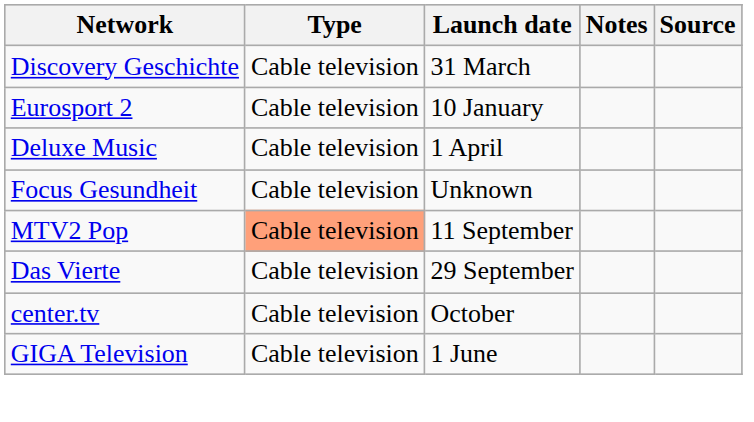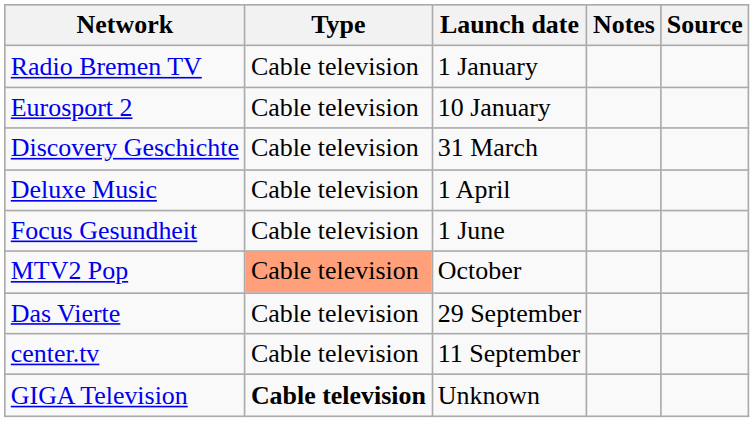+ row: (106, 66)
rows swapped: (72, 107) <-> (125, 66)
(482, 189) Unknown -> (471, 230) 1 June
(502, 230) 11 September -> (480, 271) October
(472, 312) October -> (509, 353) 11 September
(335, 353) normal -> (338, 395) bold
(464, 353) 1 June -> (489, 395) Unknown
